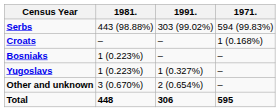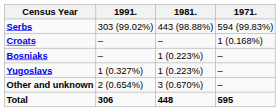columns swapped: (185, 12) <-> (126, 12)
